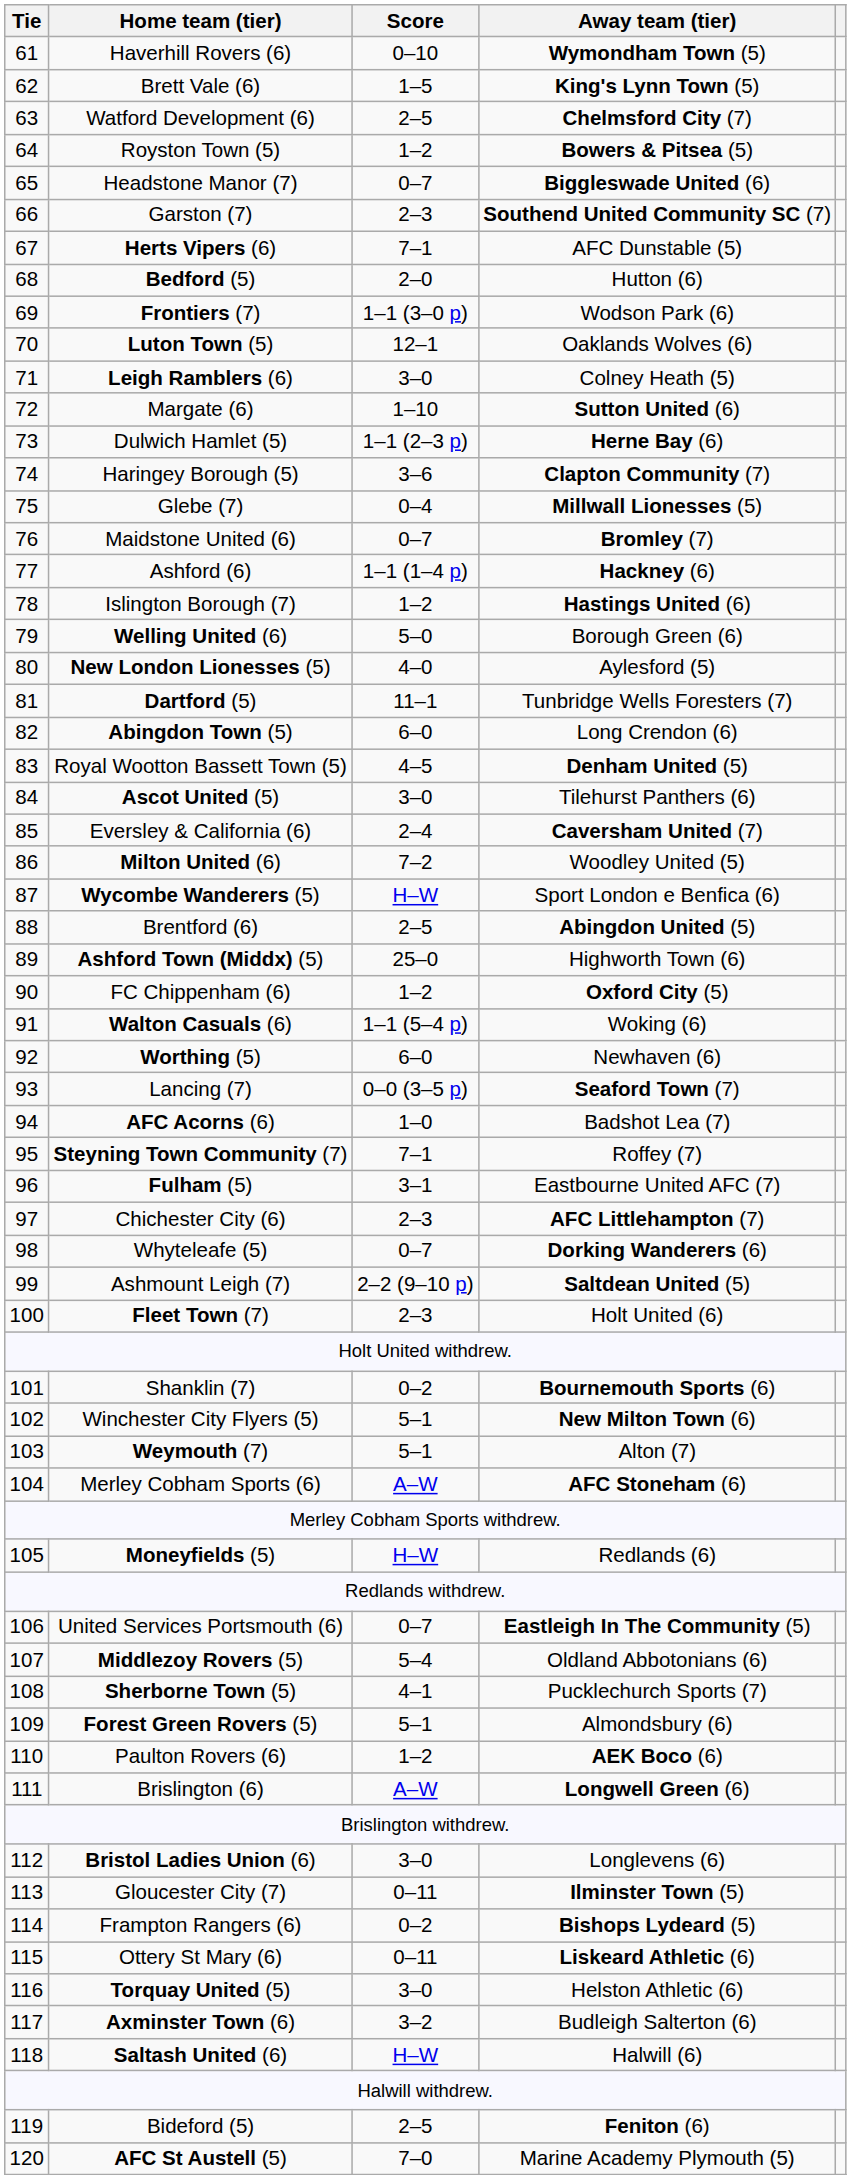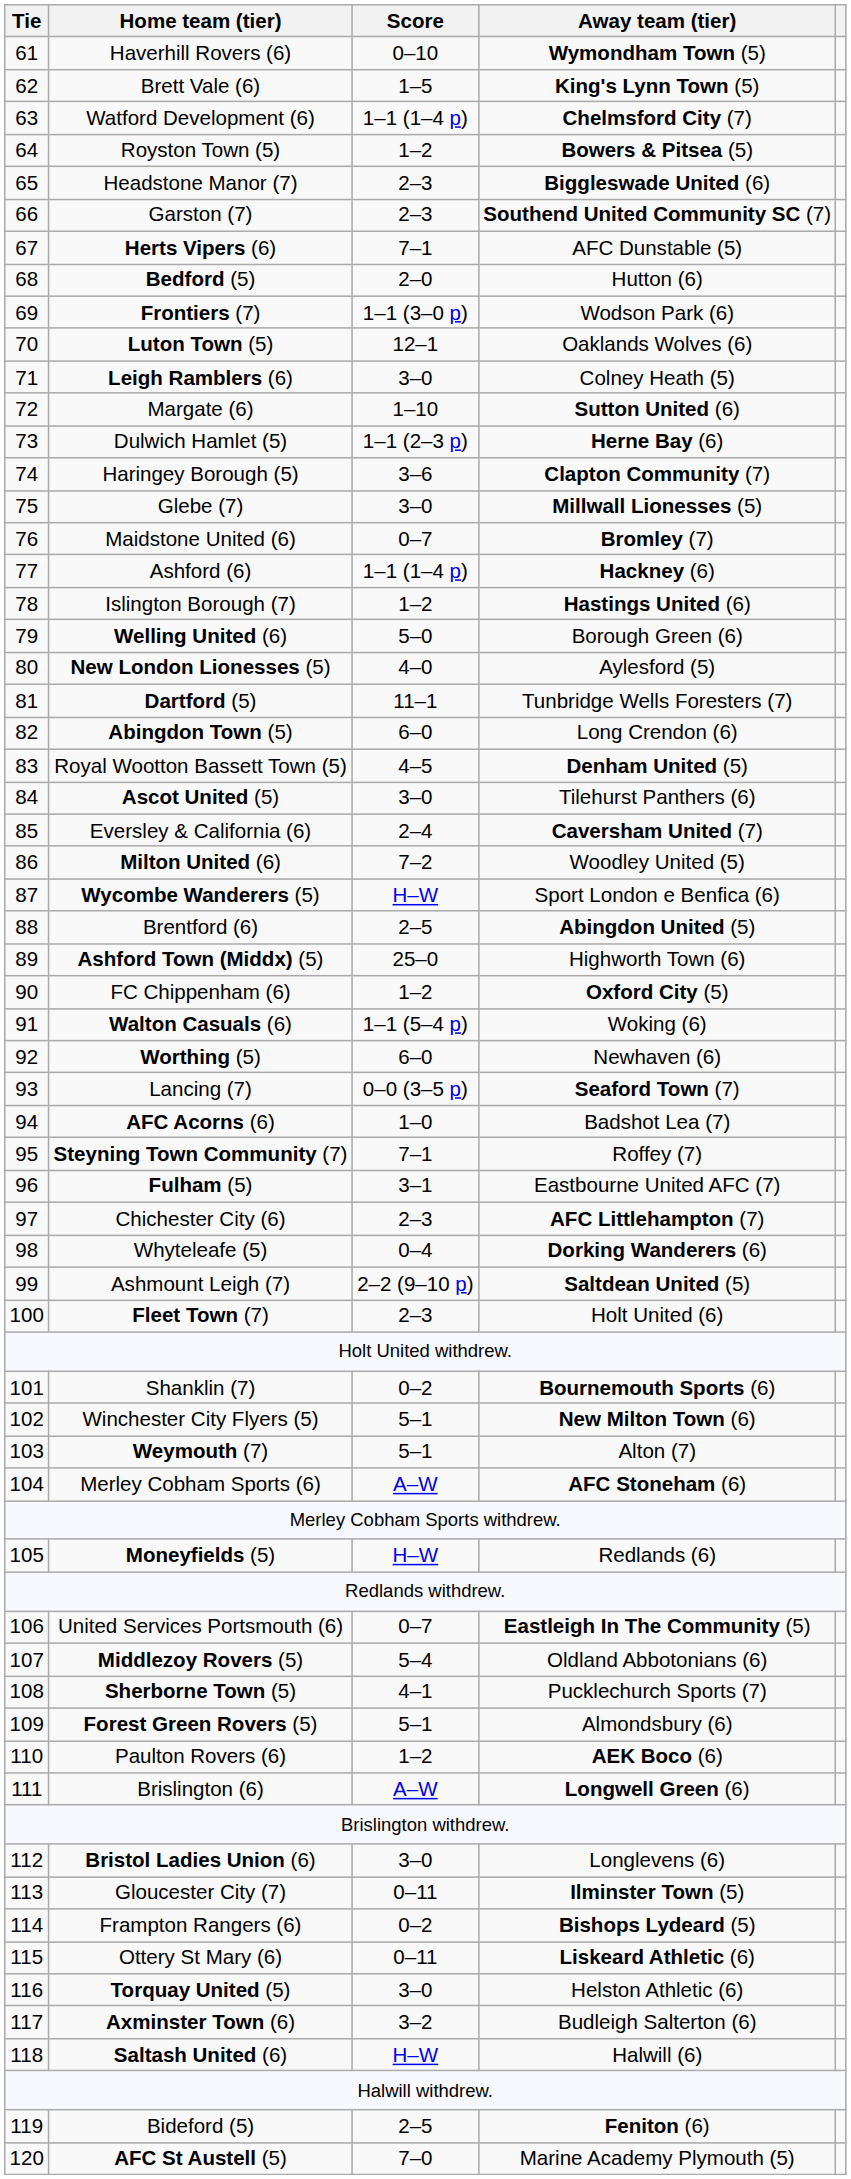(415, 118) 2–5 -> (415, 118) 1–1 (1–4 p)
(415, 182) 0–7 -> (415, 182) 2–3
(415, 506) 0–4 -> (415, 506) 3–0
(415, 1251) 0–7 -> (415, 1251) 0–4
